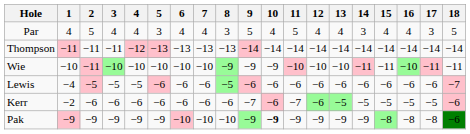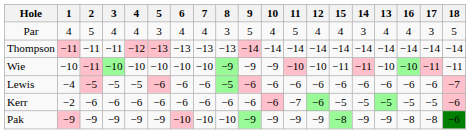columns swapped: (341, 13) <-> (386, 13)
(250, 102) −7 -> (250, 102) −6
(273, 119) bold -> (273, 119) normal
